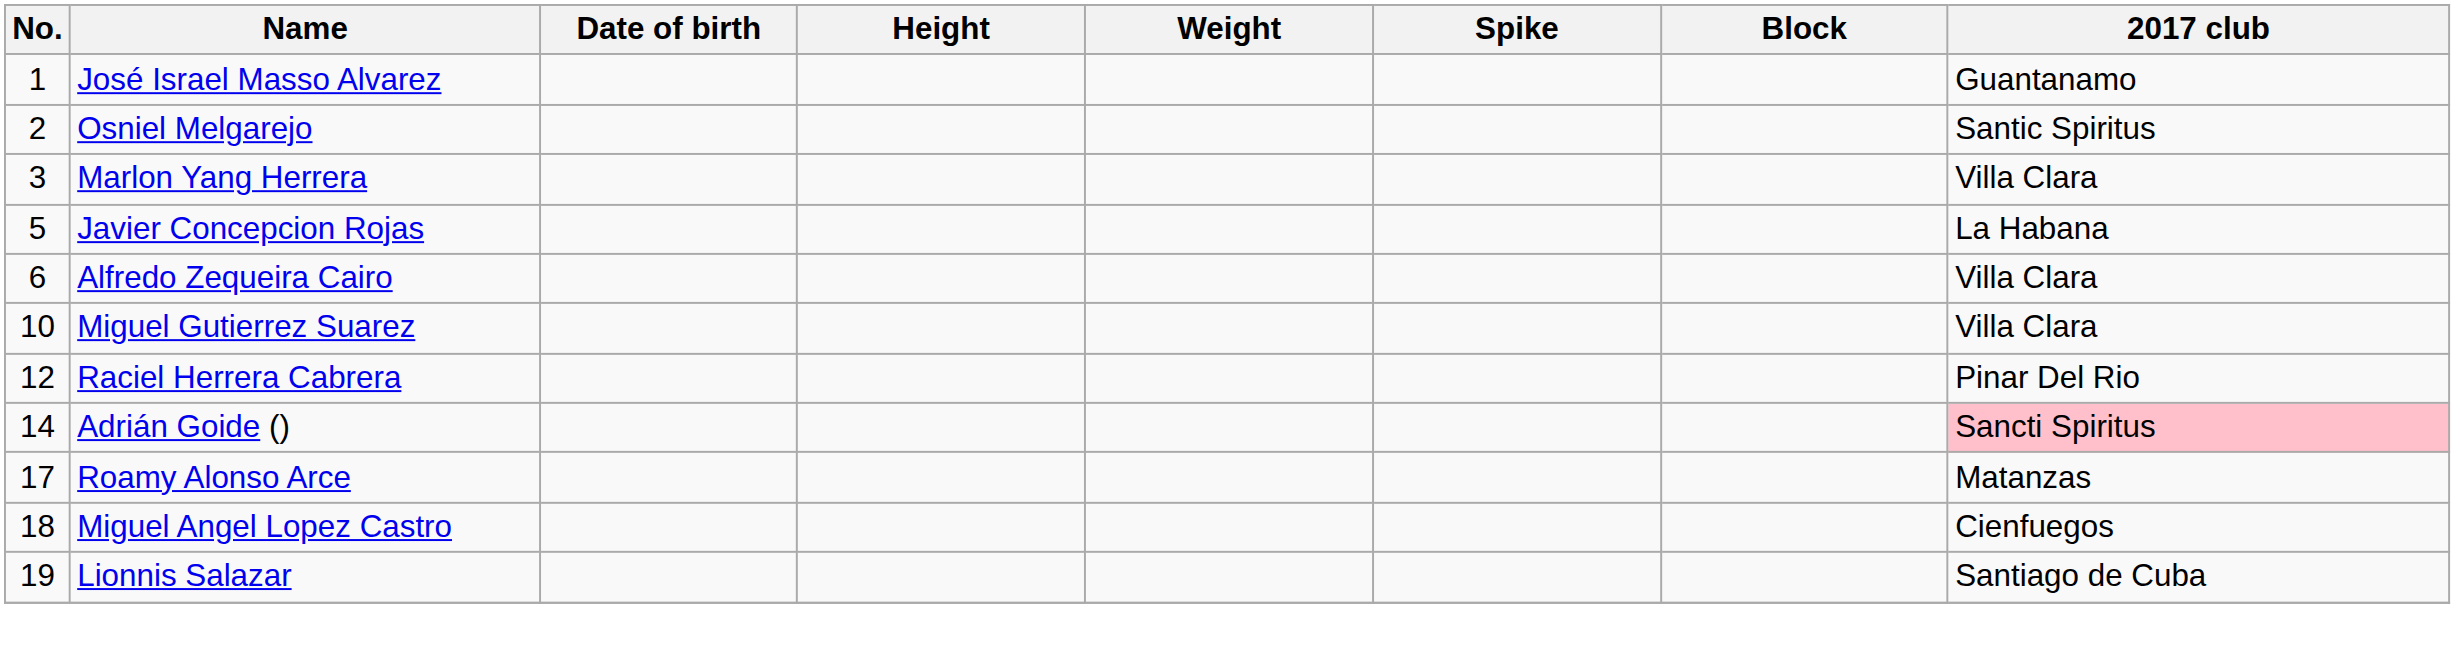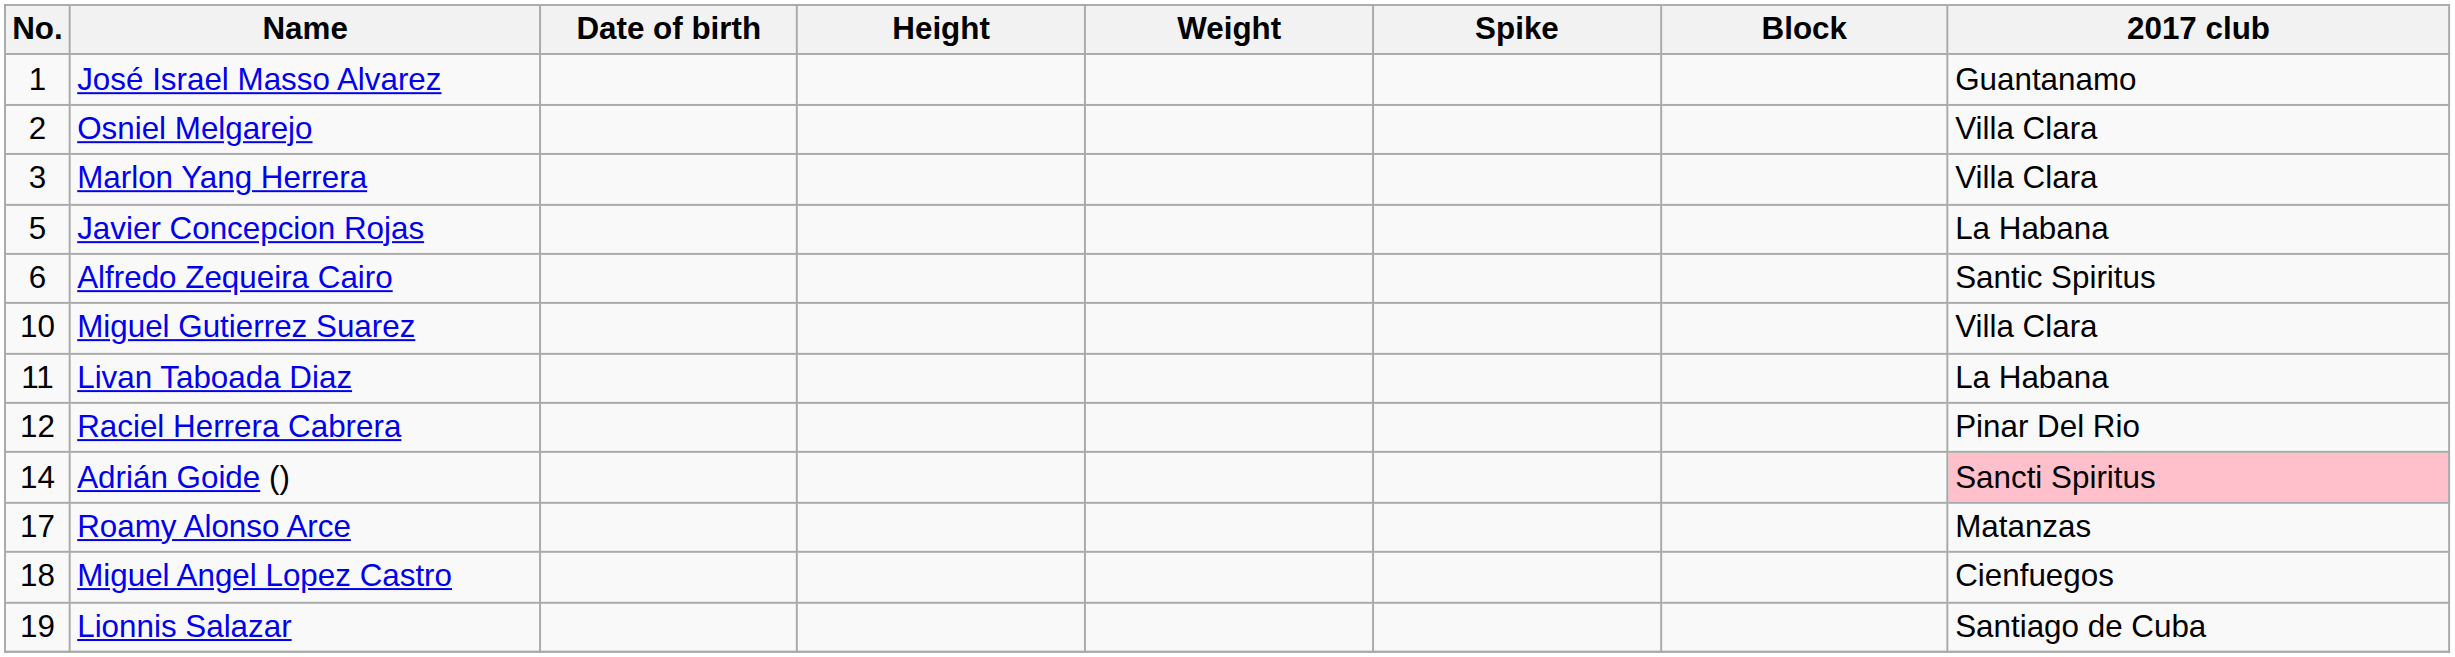(2055, 128) Santic Spiritus -> (2026, 128) Villa Clara
(2026, 278) Villa Clara -> (2055, 278) Santic Spiritus
+ row: (215, 377)
